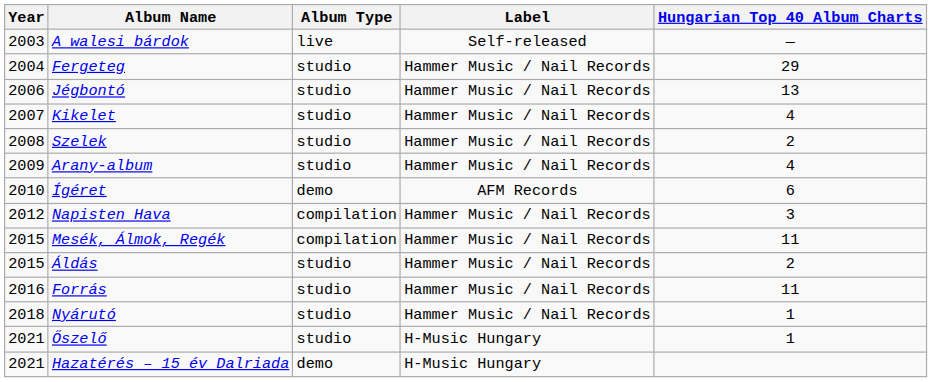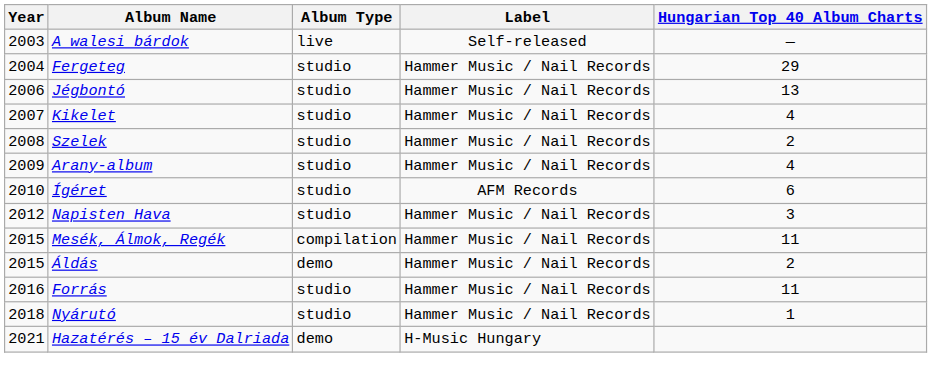(315, 191) demo -> (324, 191) studio
(347, 215) compilation -> (324, 215) studio
(324, 265) studio -> (315, 265) demo
- row: (79, 339)
